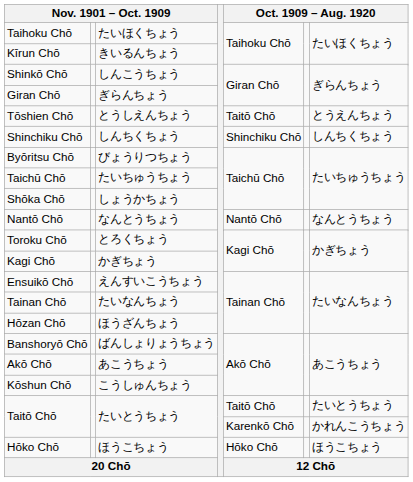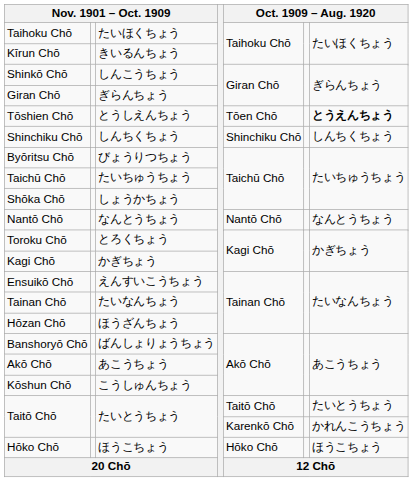(251, 116) Taitō Chō -> (252, 116) Tōen Chō
(353, 115) normal -> (353, 115) bold
